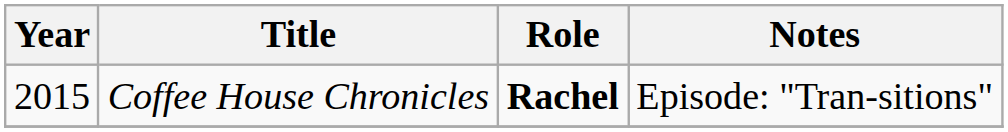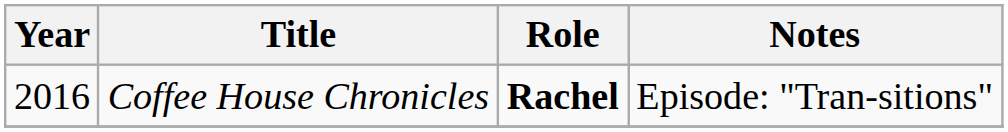(52, 95) 2015 -> (52, 95) 2016
